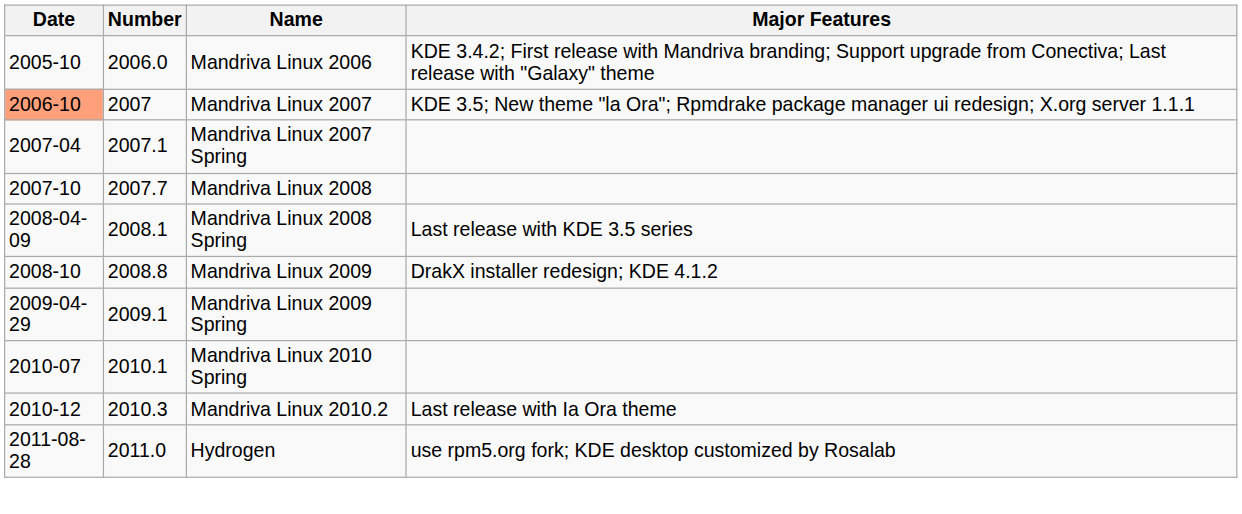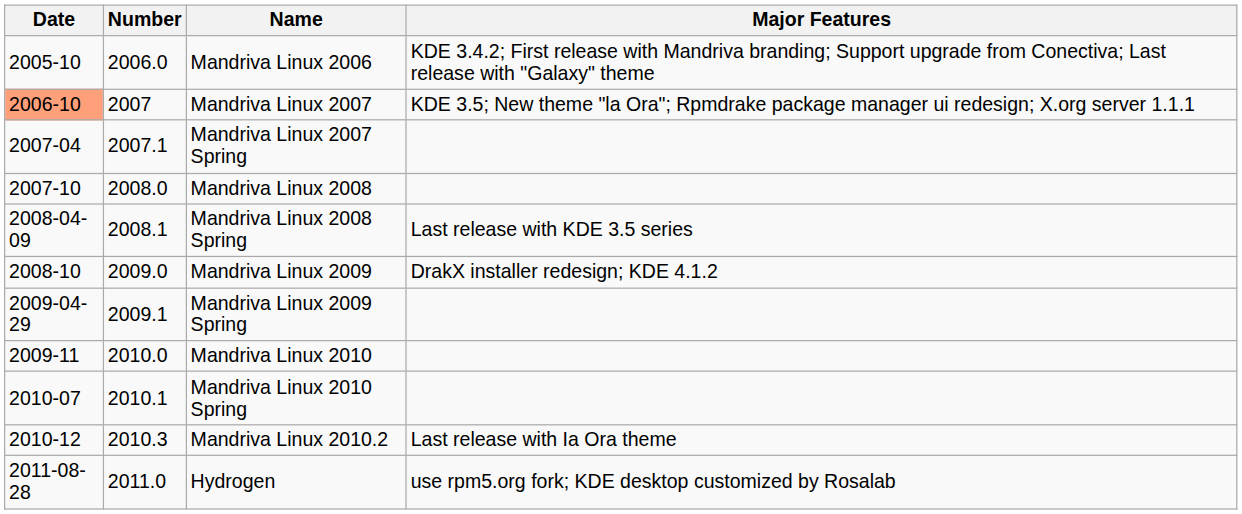(138, 188) 2007.7 -> (138, 188) 2008.0
(138, 272) 2008.8 -> (138, 272) 2009.0
+ row: (281, 355)
